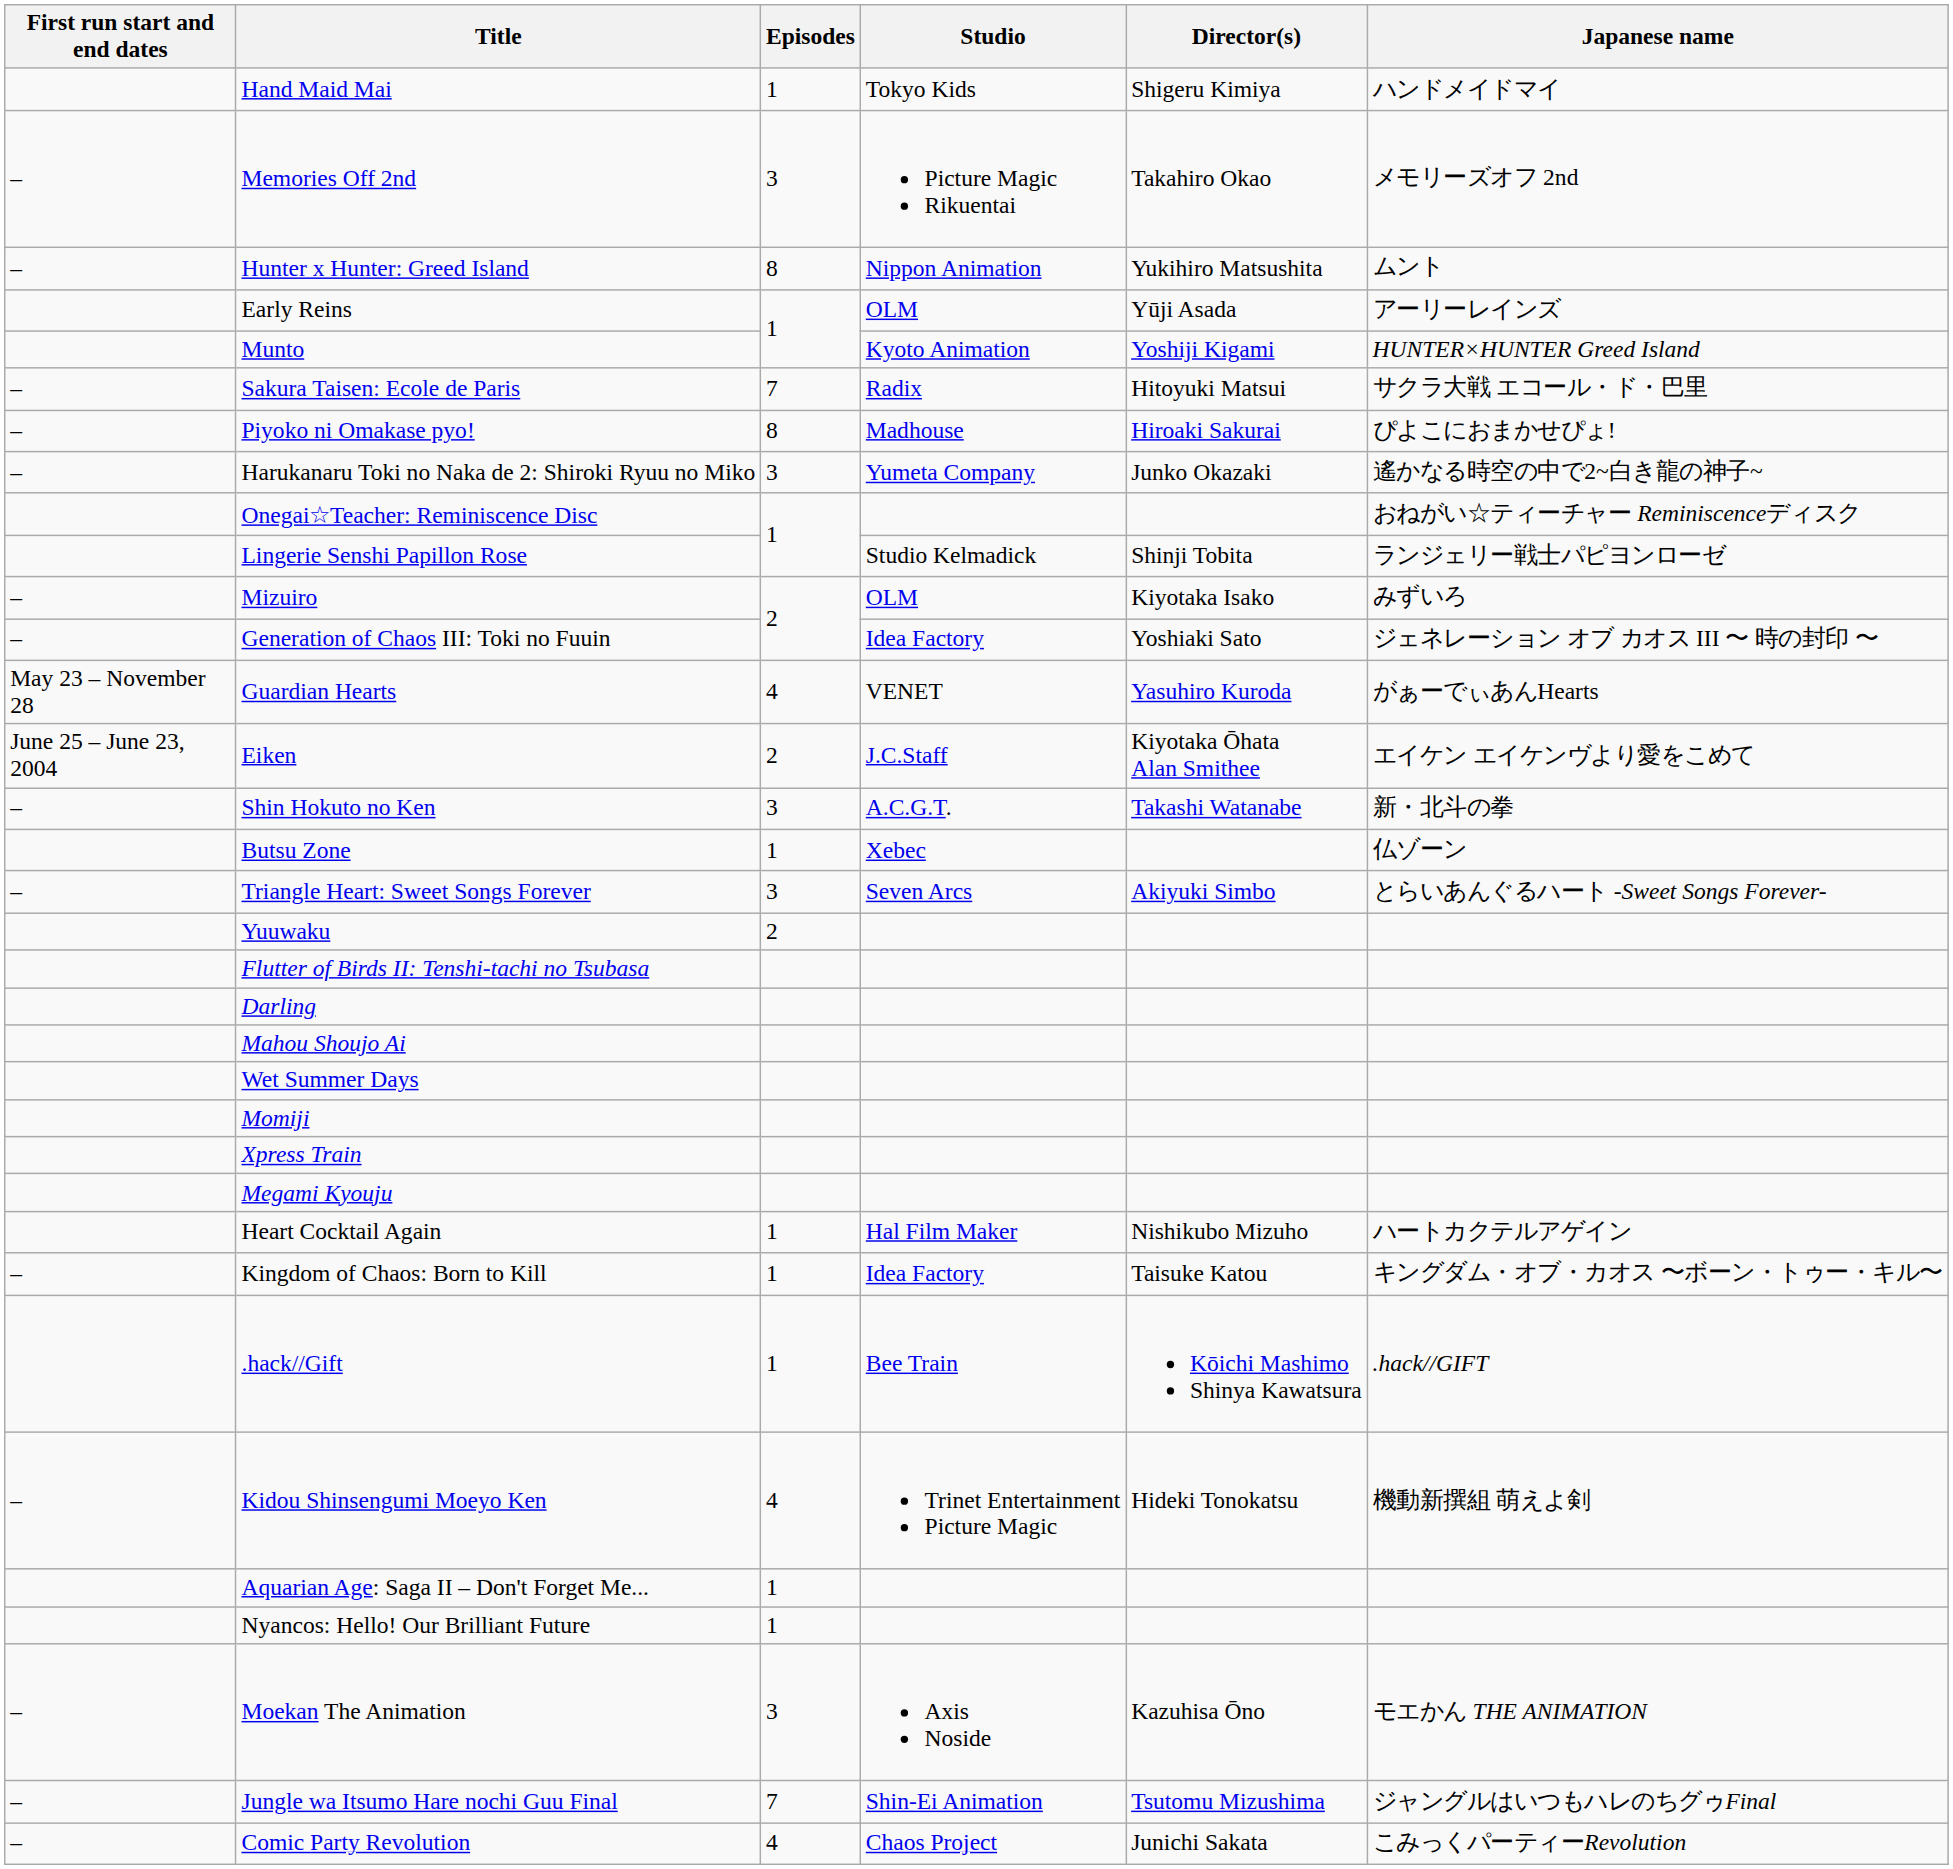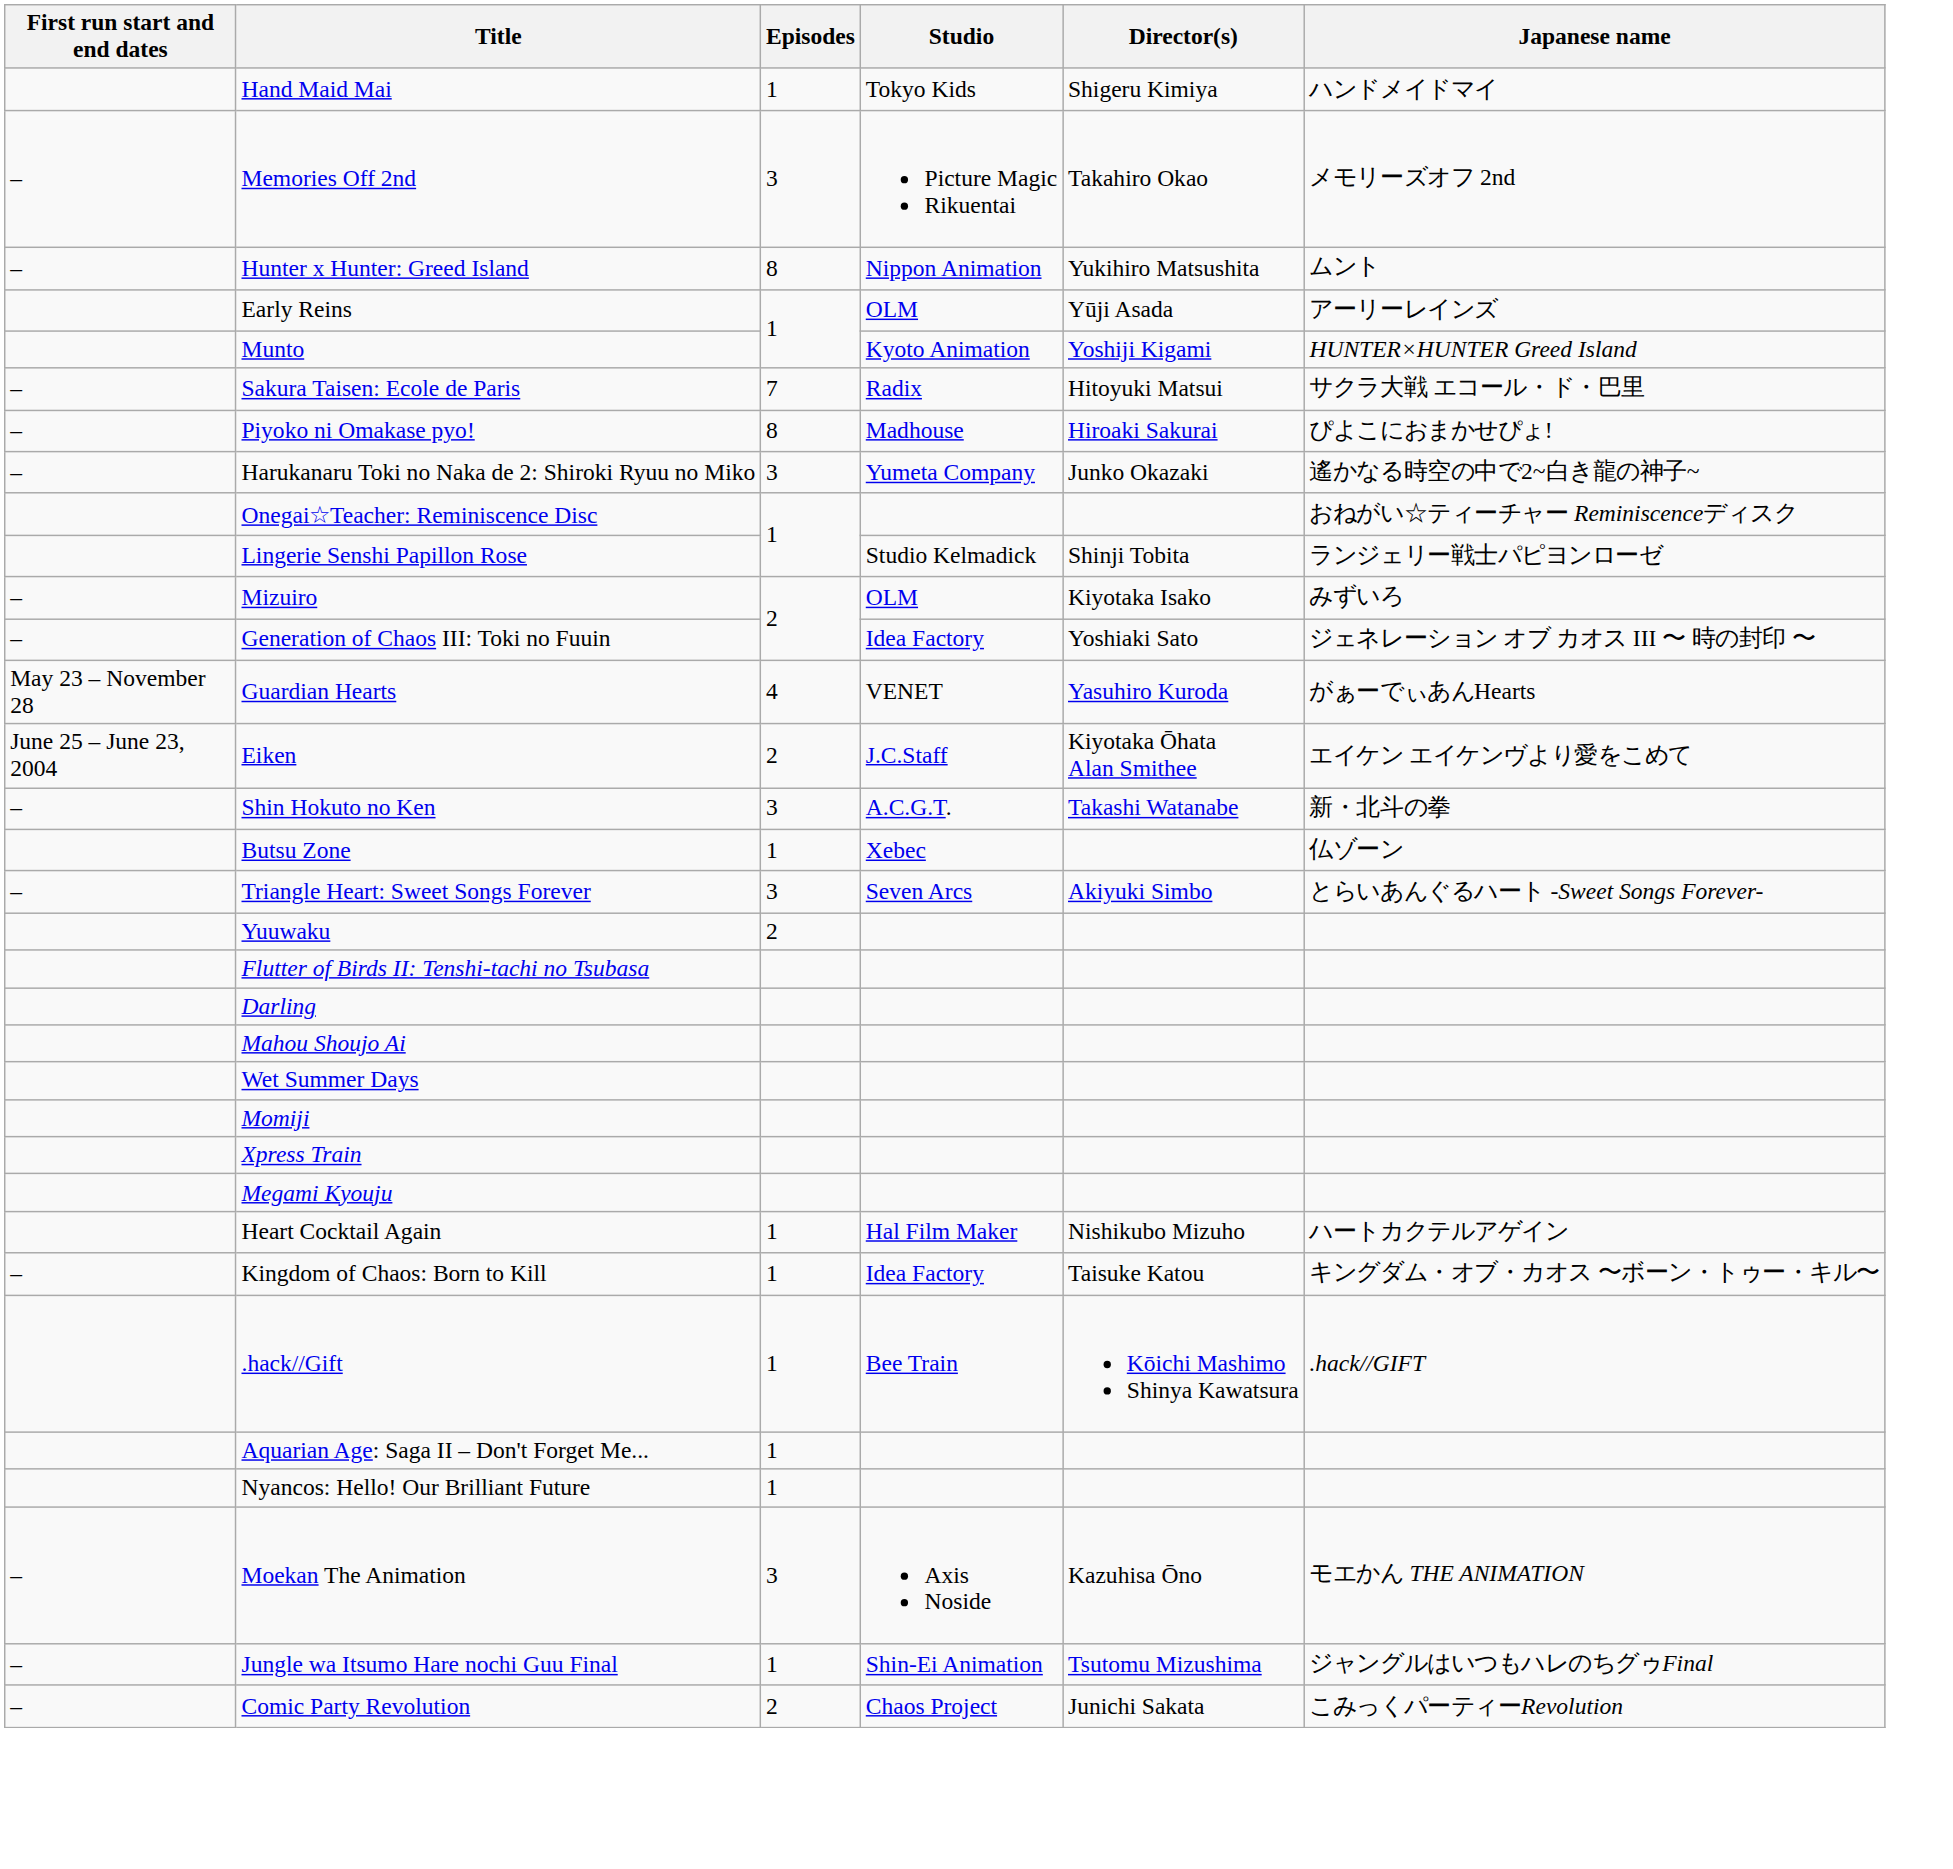- row: (394, 1500)
(772, 1801) 7 -> (772, 1664) 1
(772, 1843) 4 -> (772, 1706) 2
